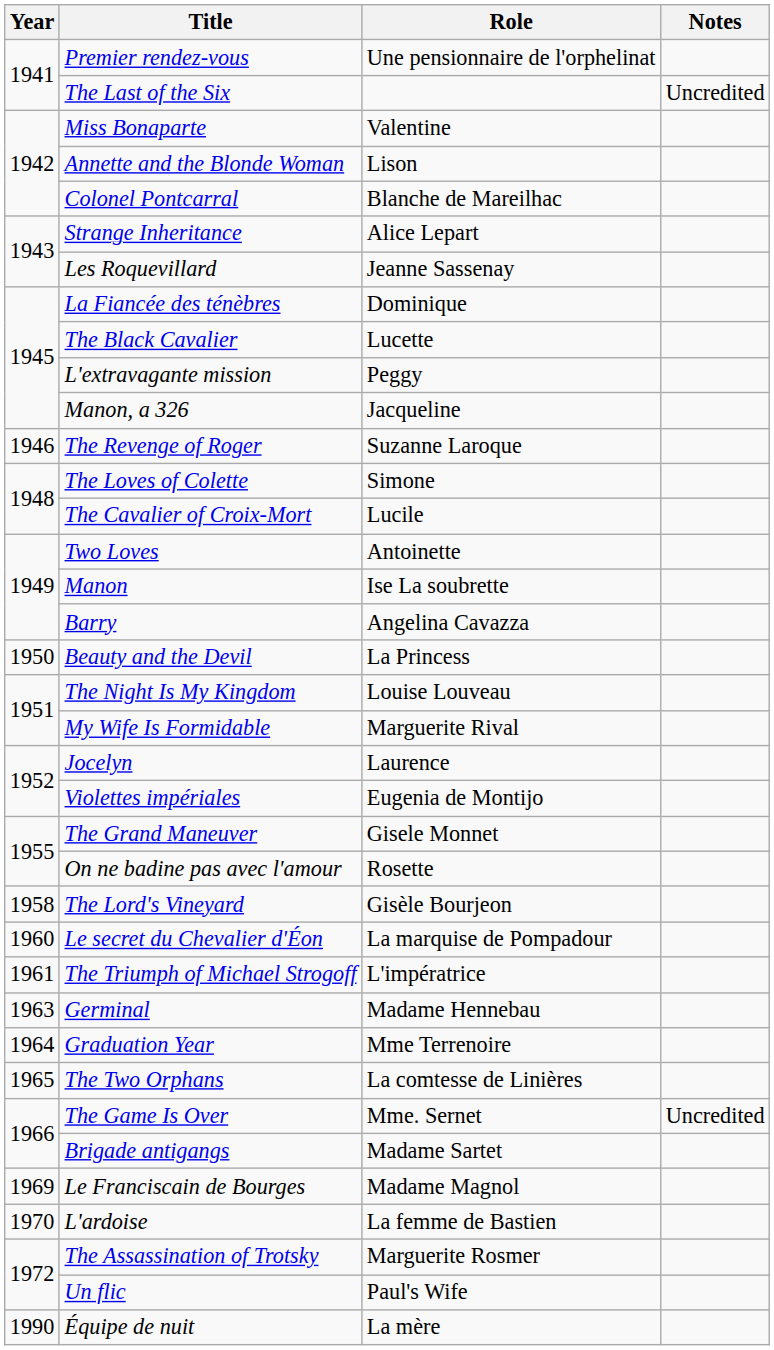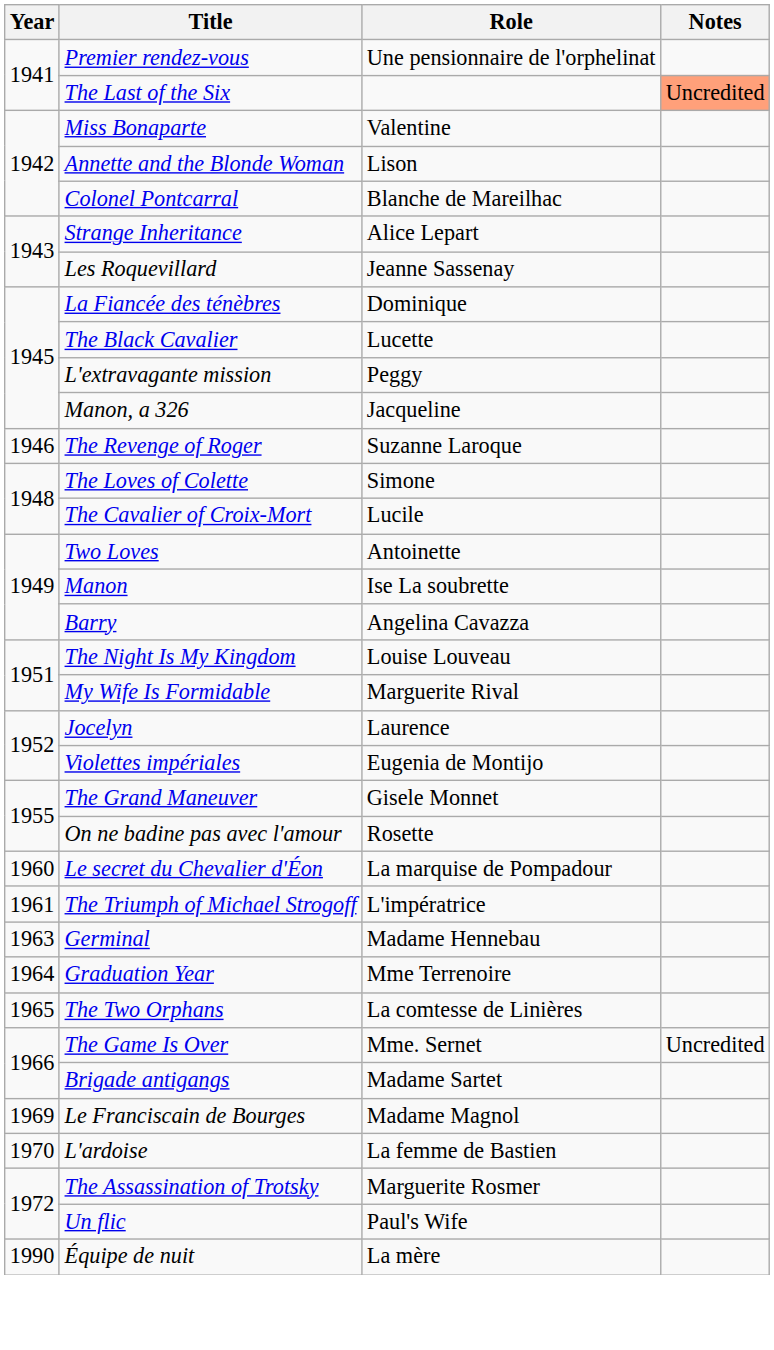(715, 92) no background -> (715, 92) lightsalmon background
- row: (158, 657)
- row: (154, 903)
